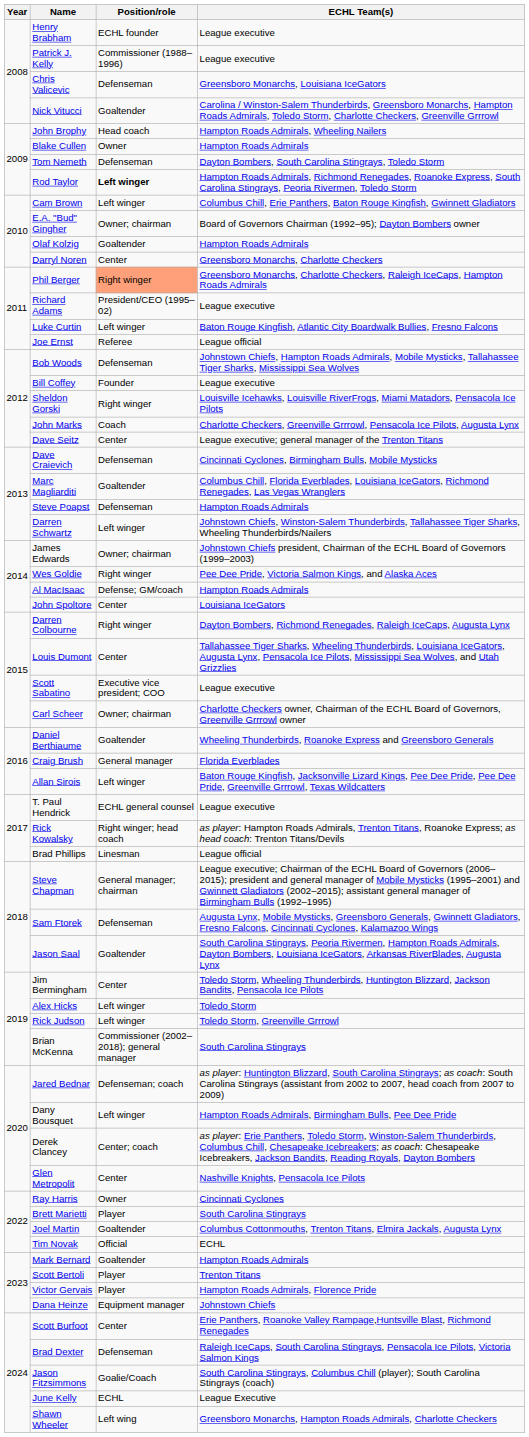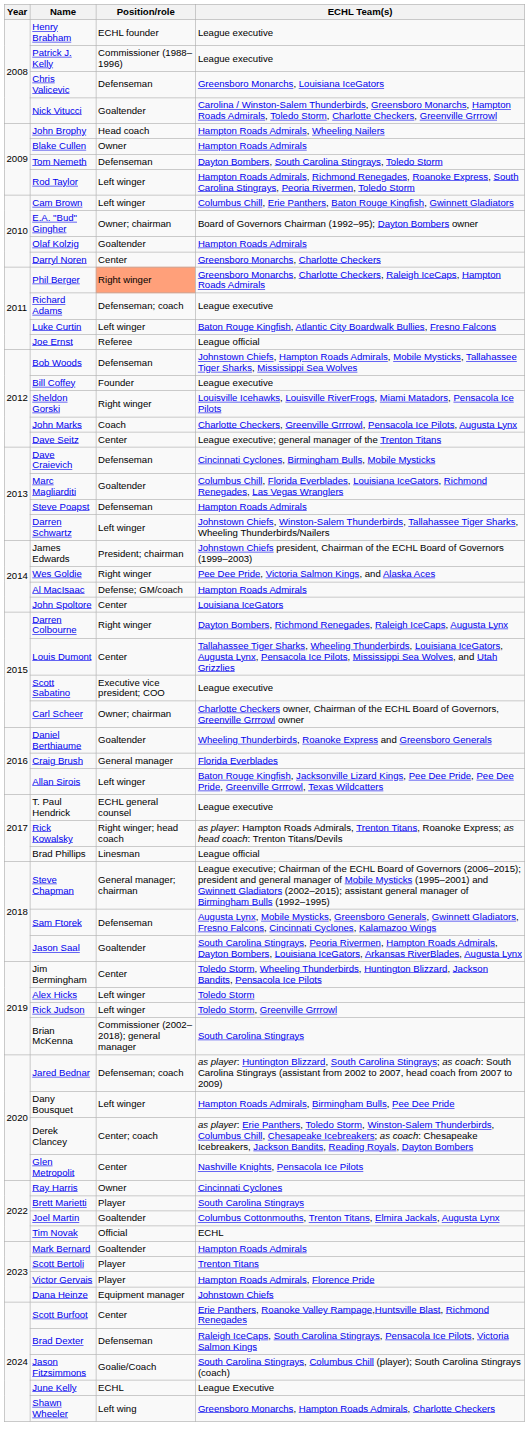(124, 182) bold -> (122, 182) normal
(146, 306) President/CEO (1995–02) -> (141, 306) Defenseman; coach
(135, 553) Owner; chairman -> (141, 553) President; chairman
